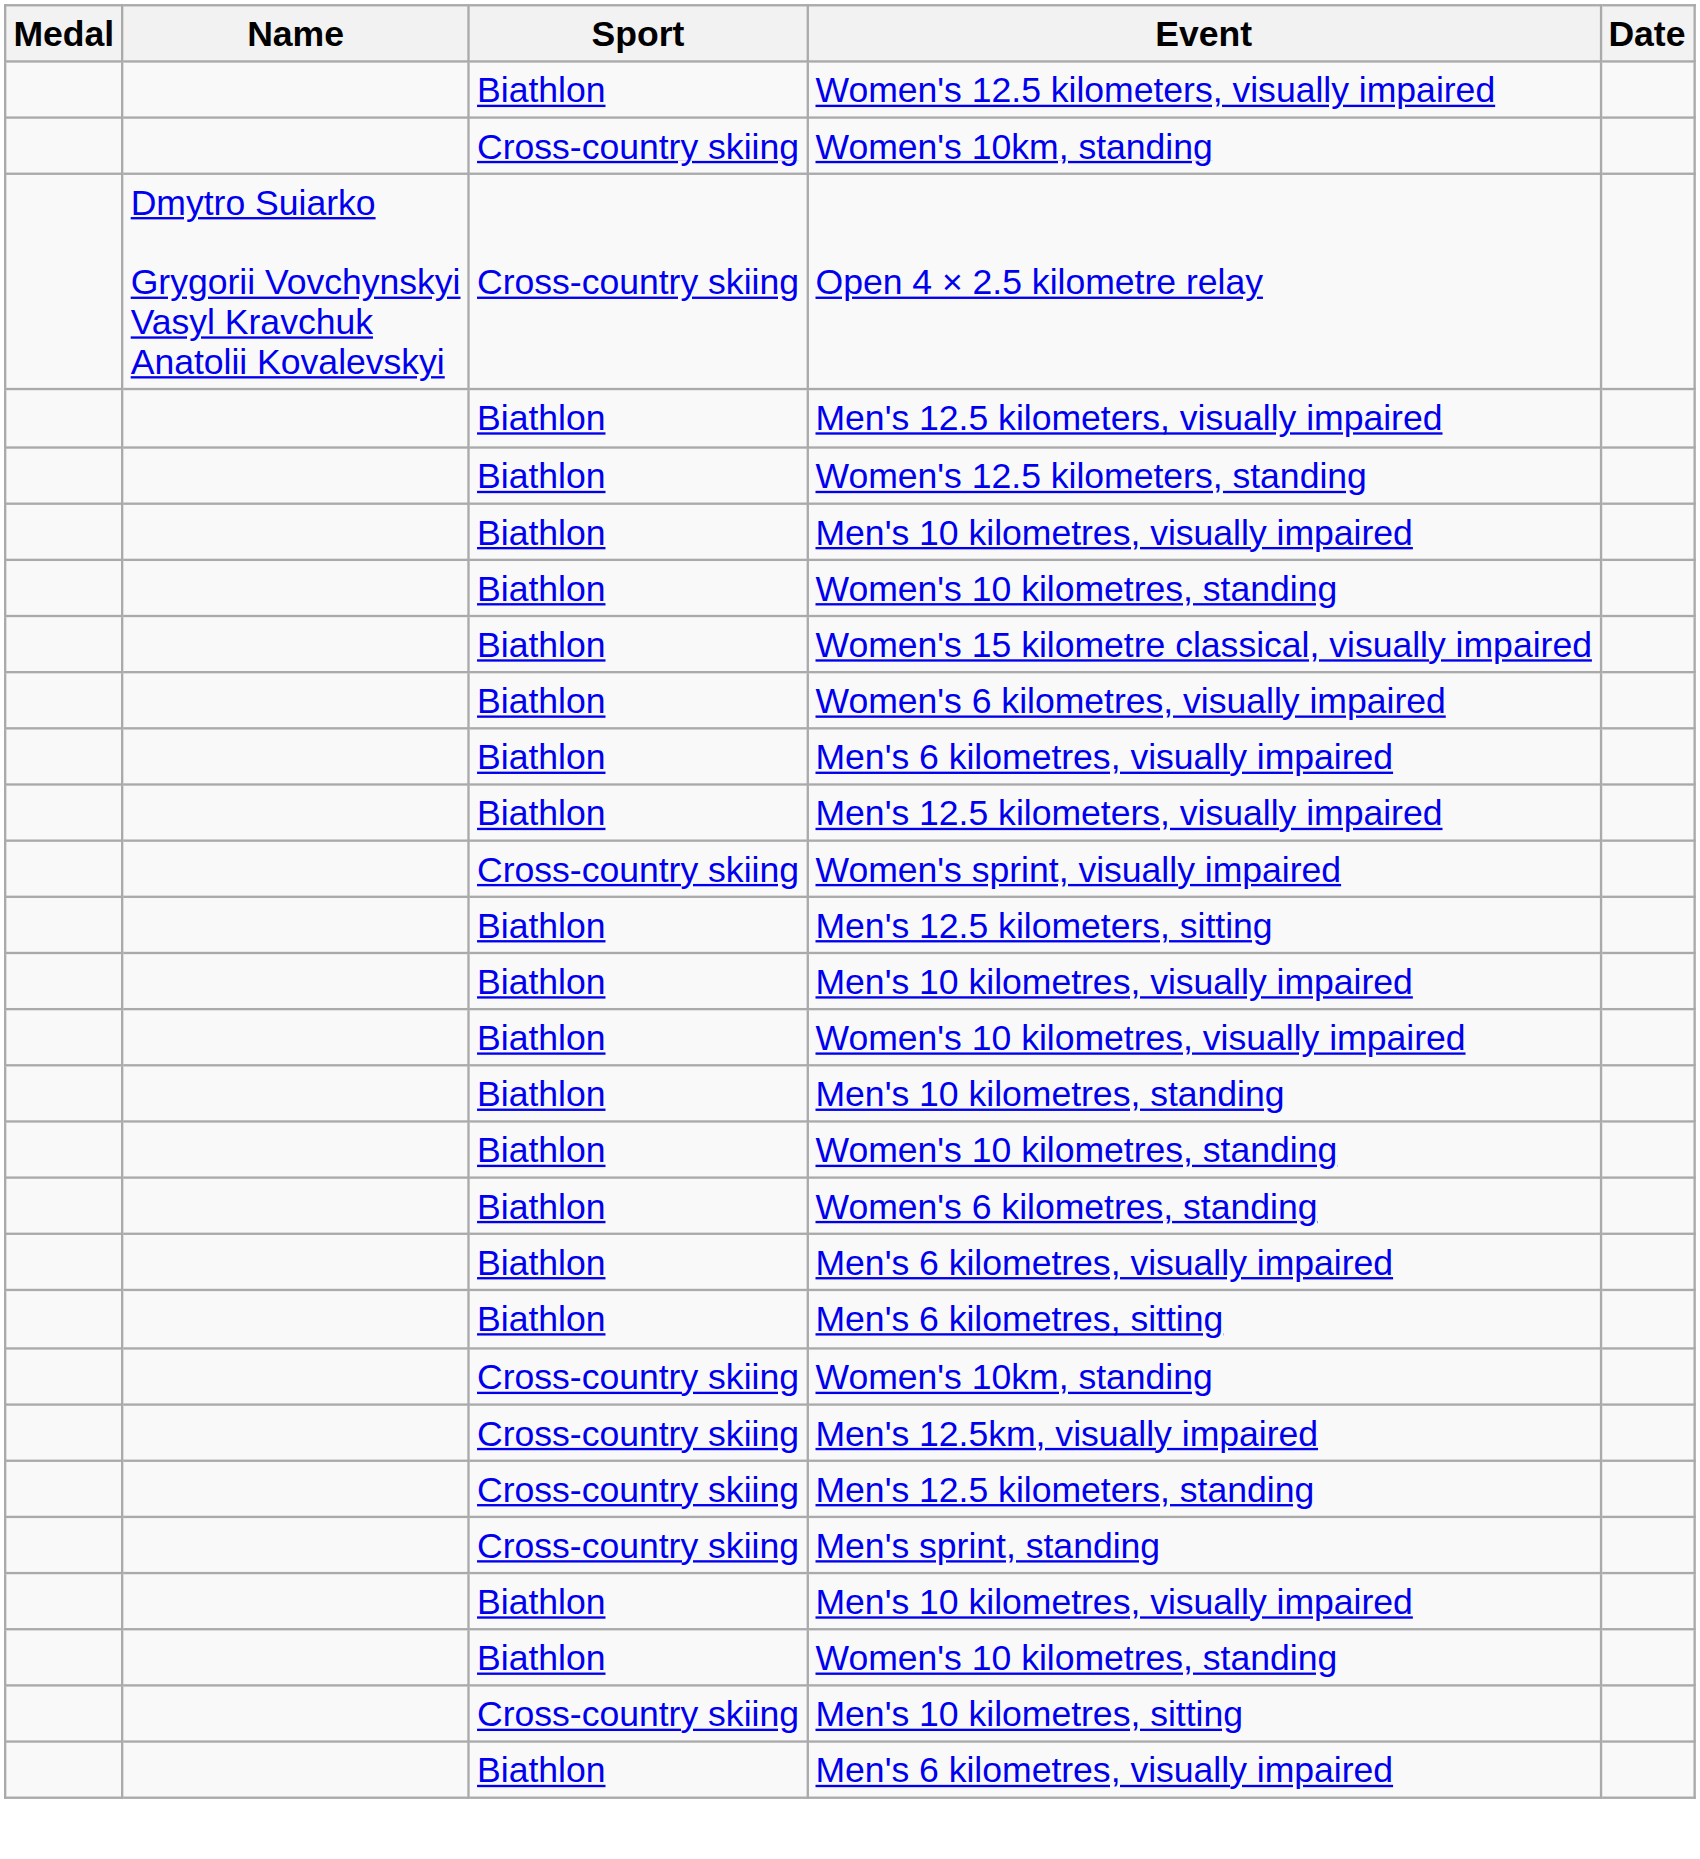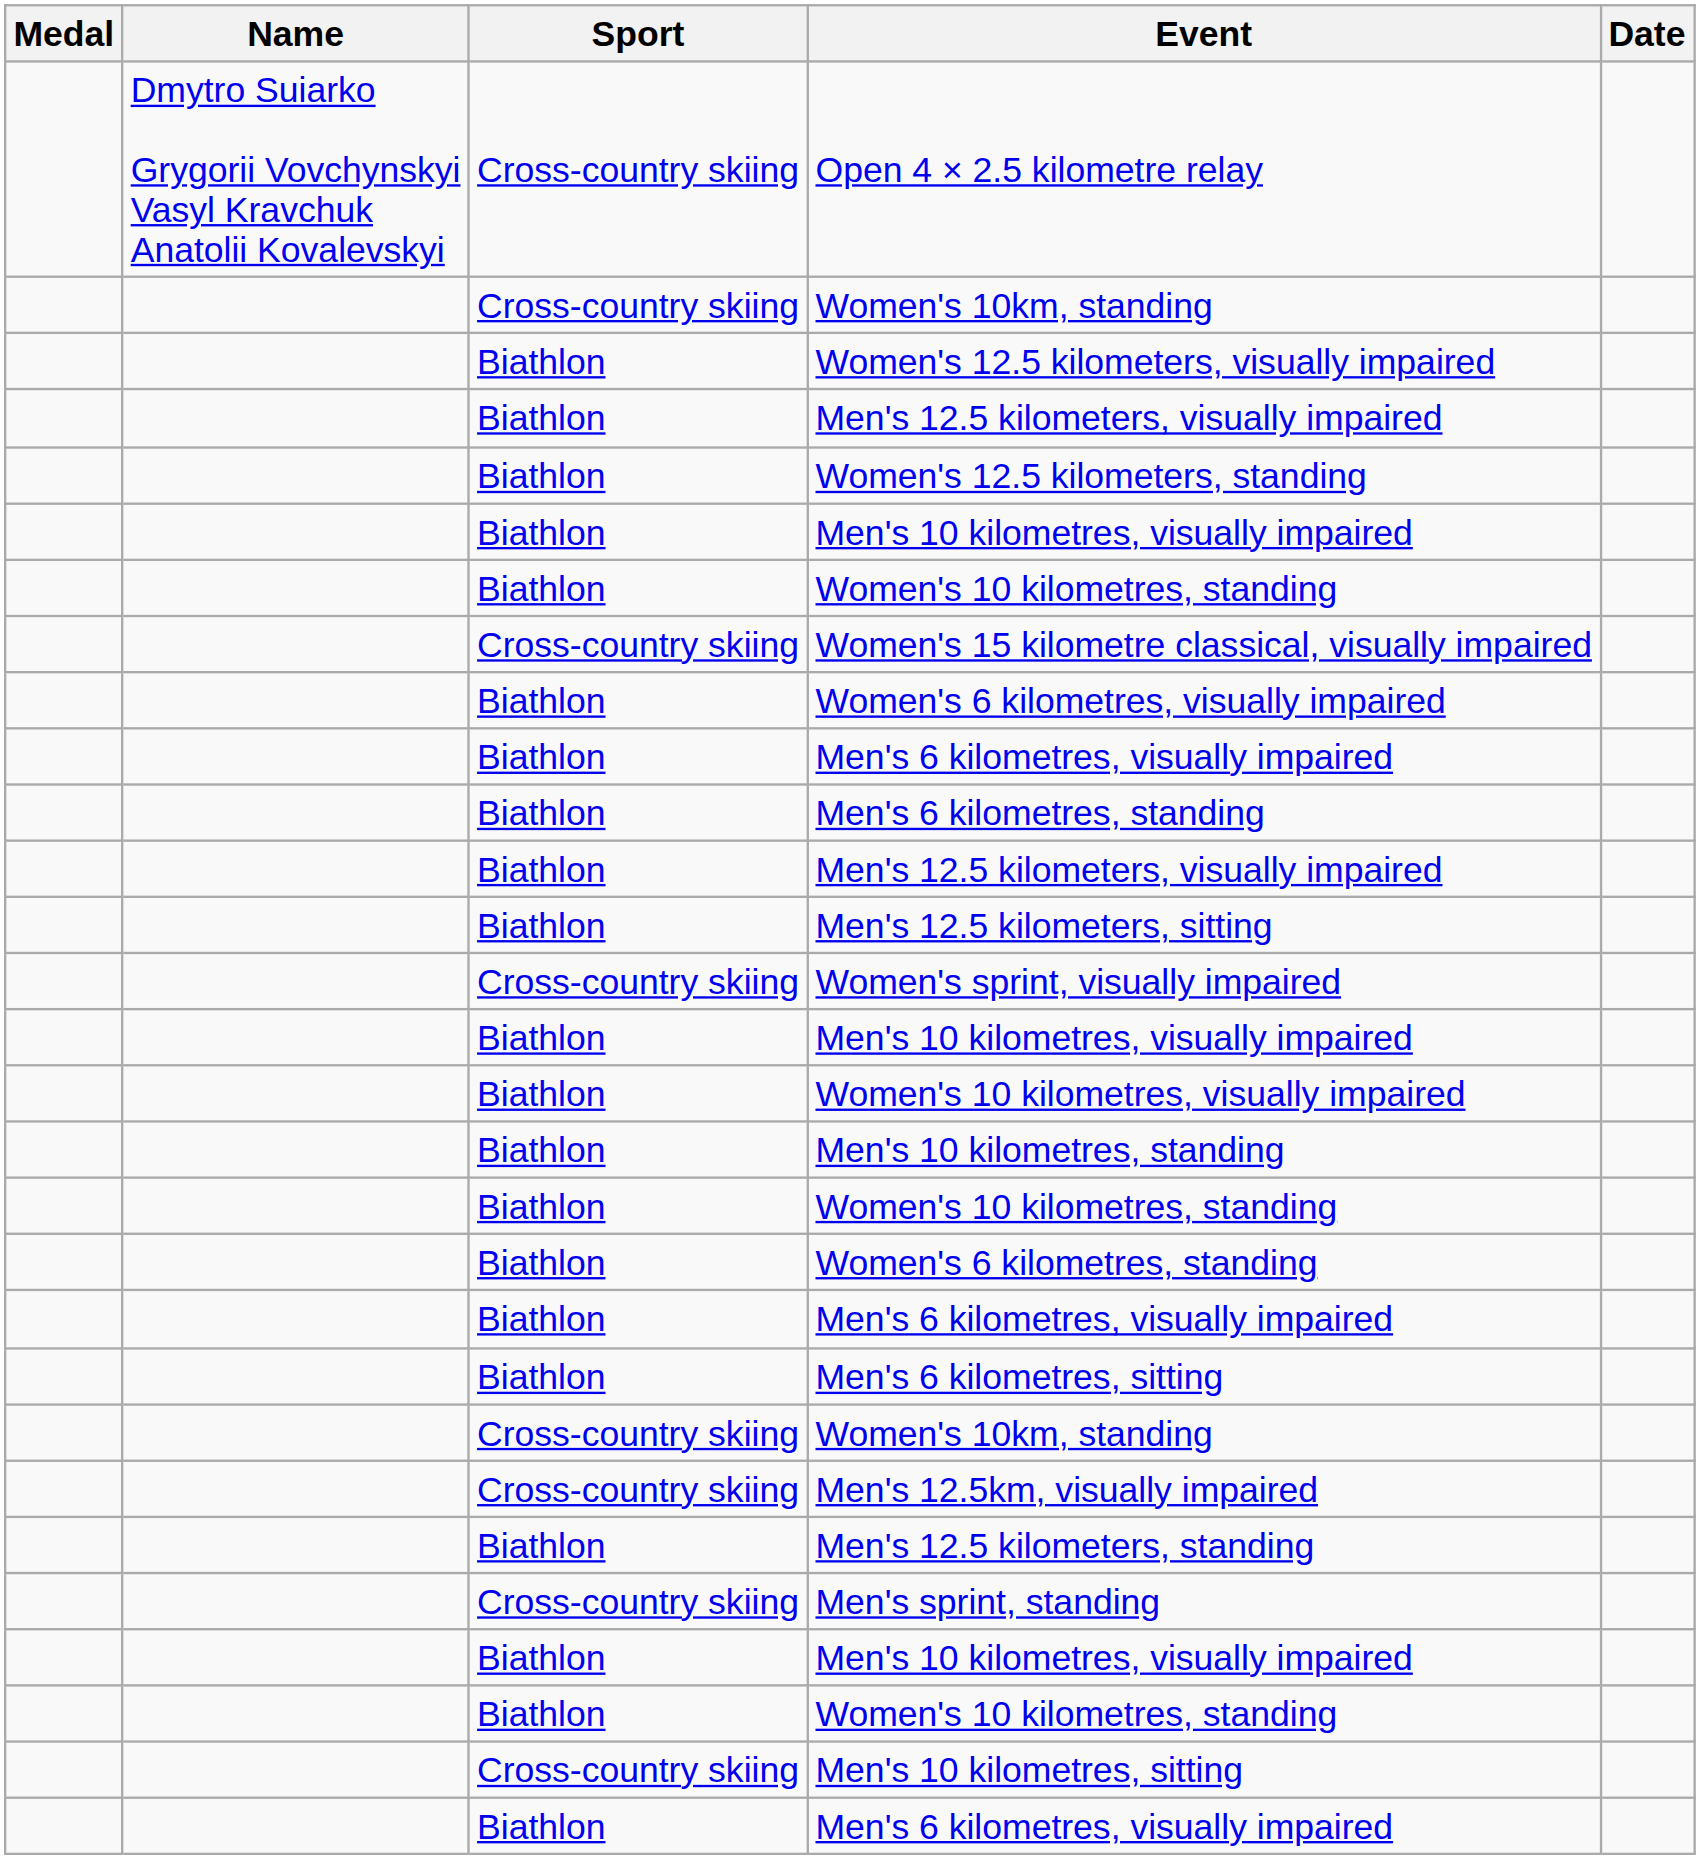rows swapped: (296, 282) <-> (296, 90)
(541, 643) Biathlon -> (638, 643) Cross-country skiing
+ row: (296, 812)
rows swapped: (296, 925) <-> (296, 869)
(638, 1488) Cross-country skiing -> (541, 1544) Biathlon
